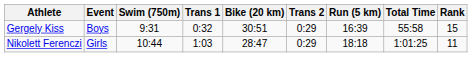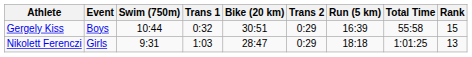(149, 29) 9:31 -> (149, 29) 10:44
(149, 45) 10:44 -> (149, 45) 9:31
(452, 45) 11 -> (452, 45) 13
